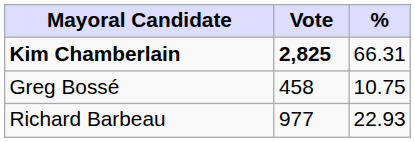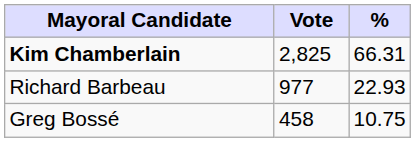(305, 53) bold -> (305, 53) normal
rows swapped: (87, 119) <-> (64, 86)
